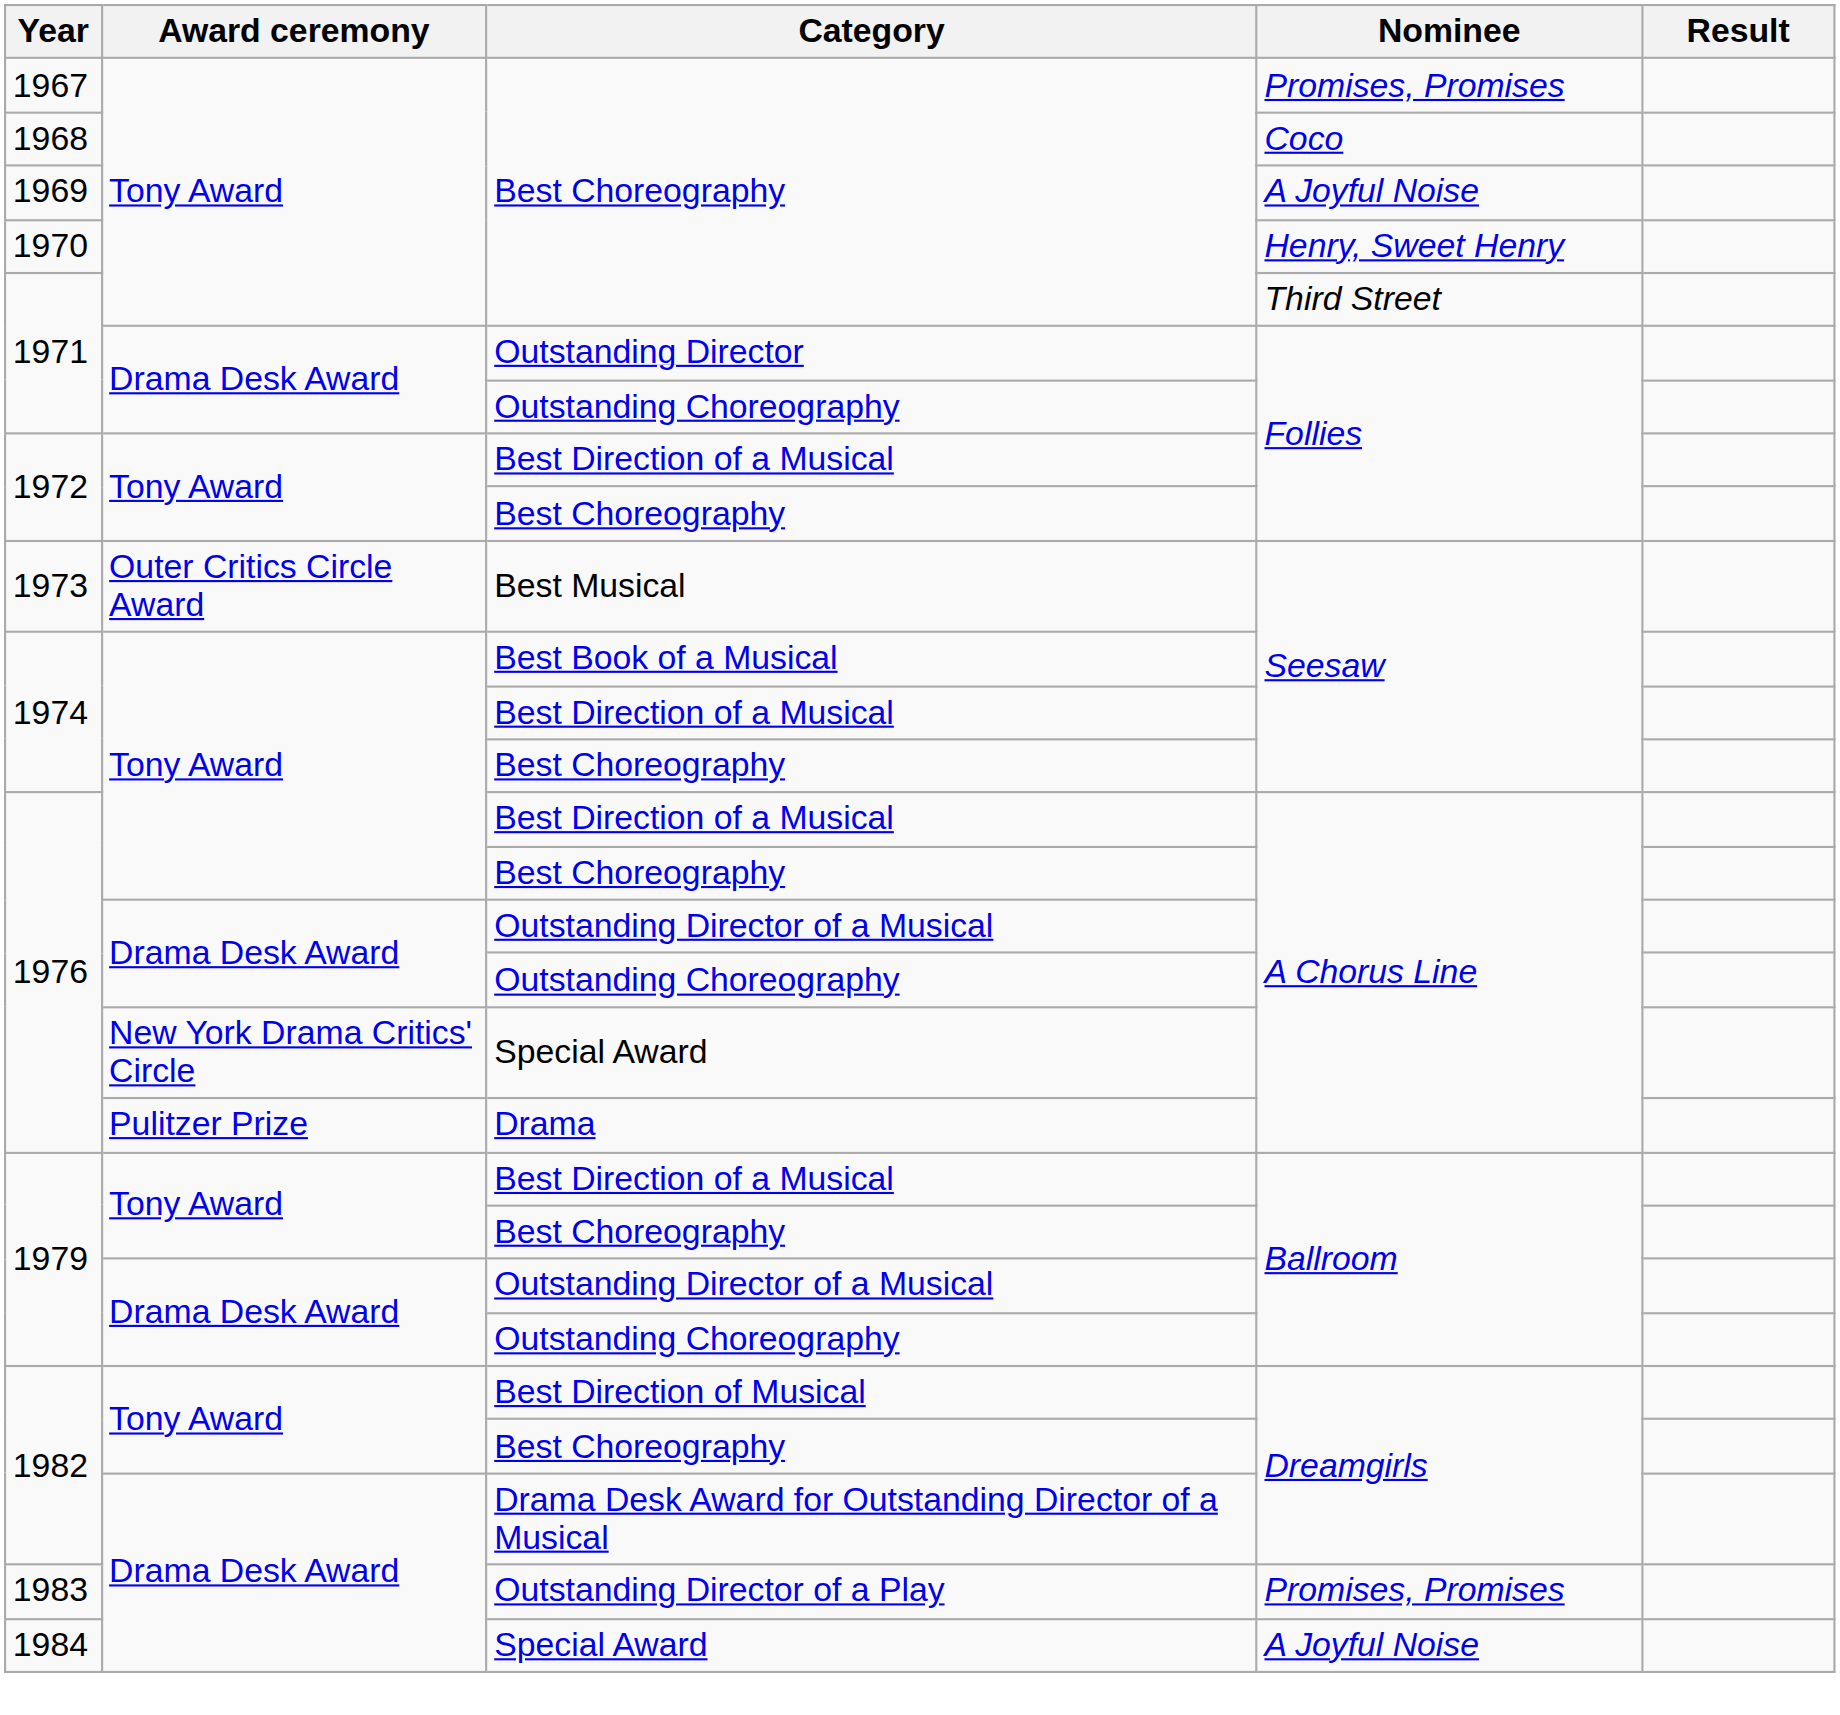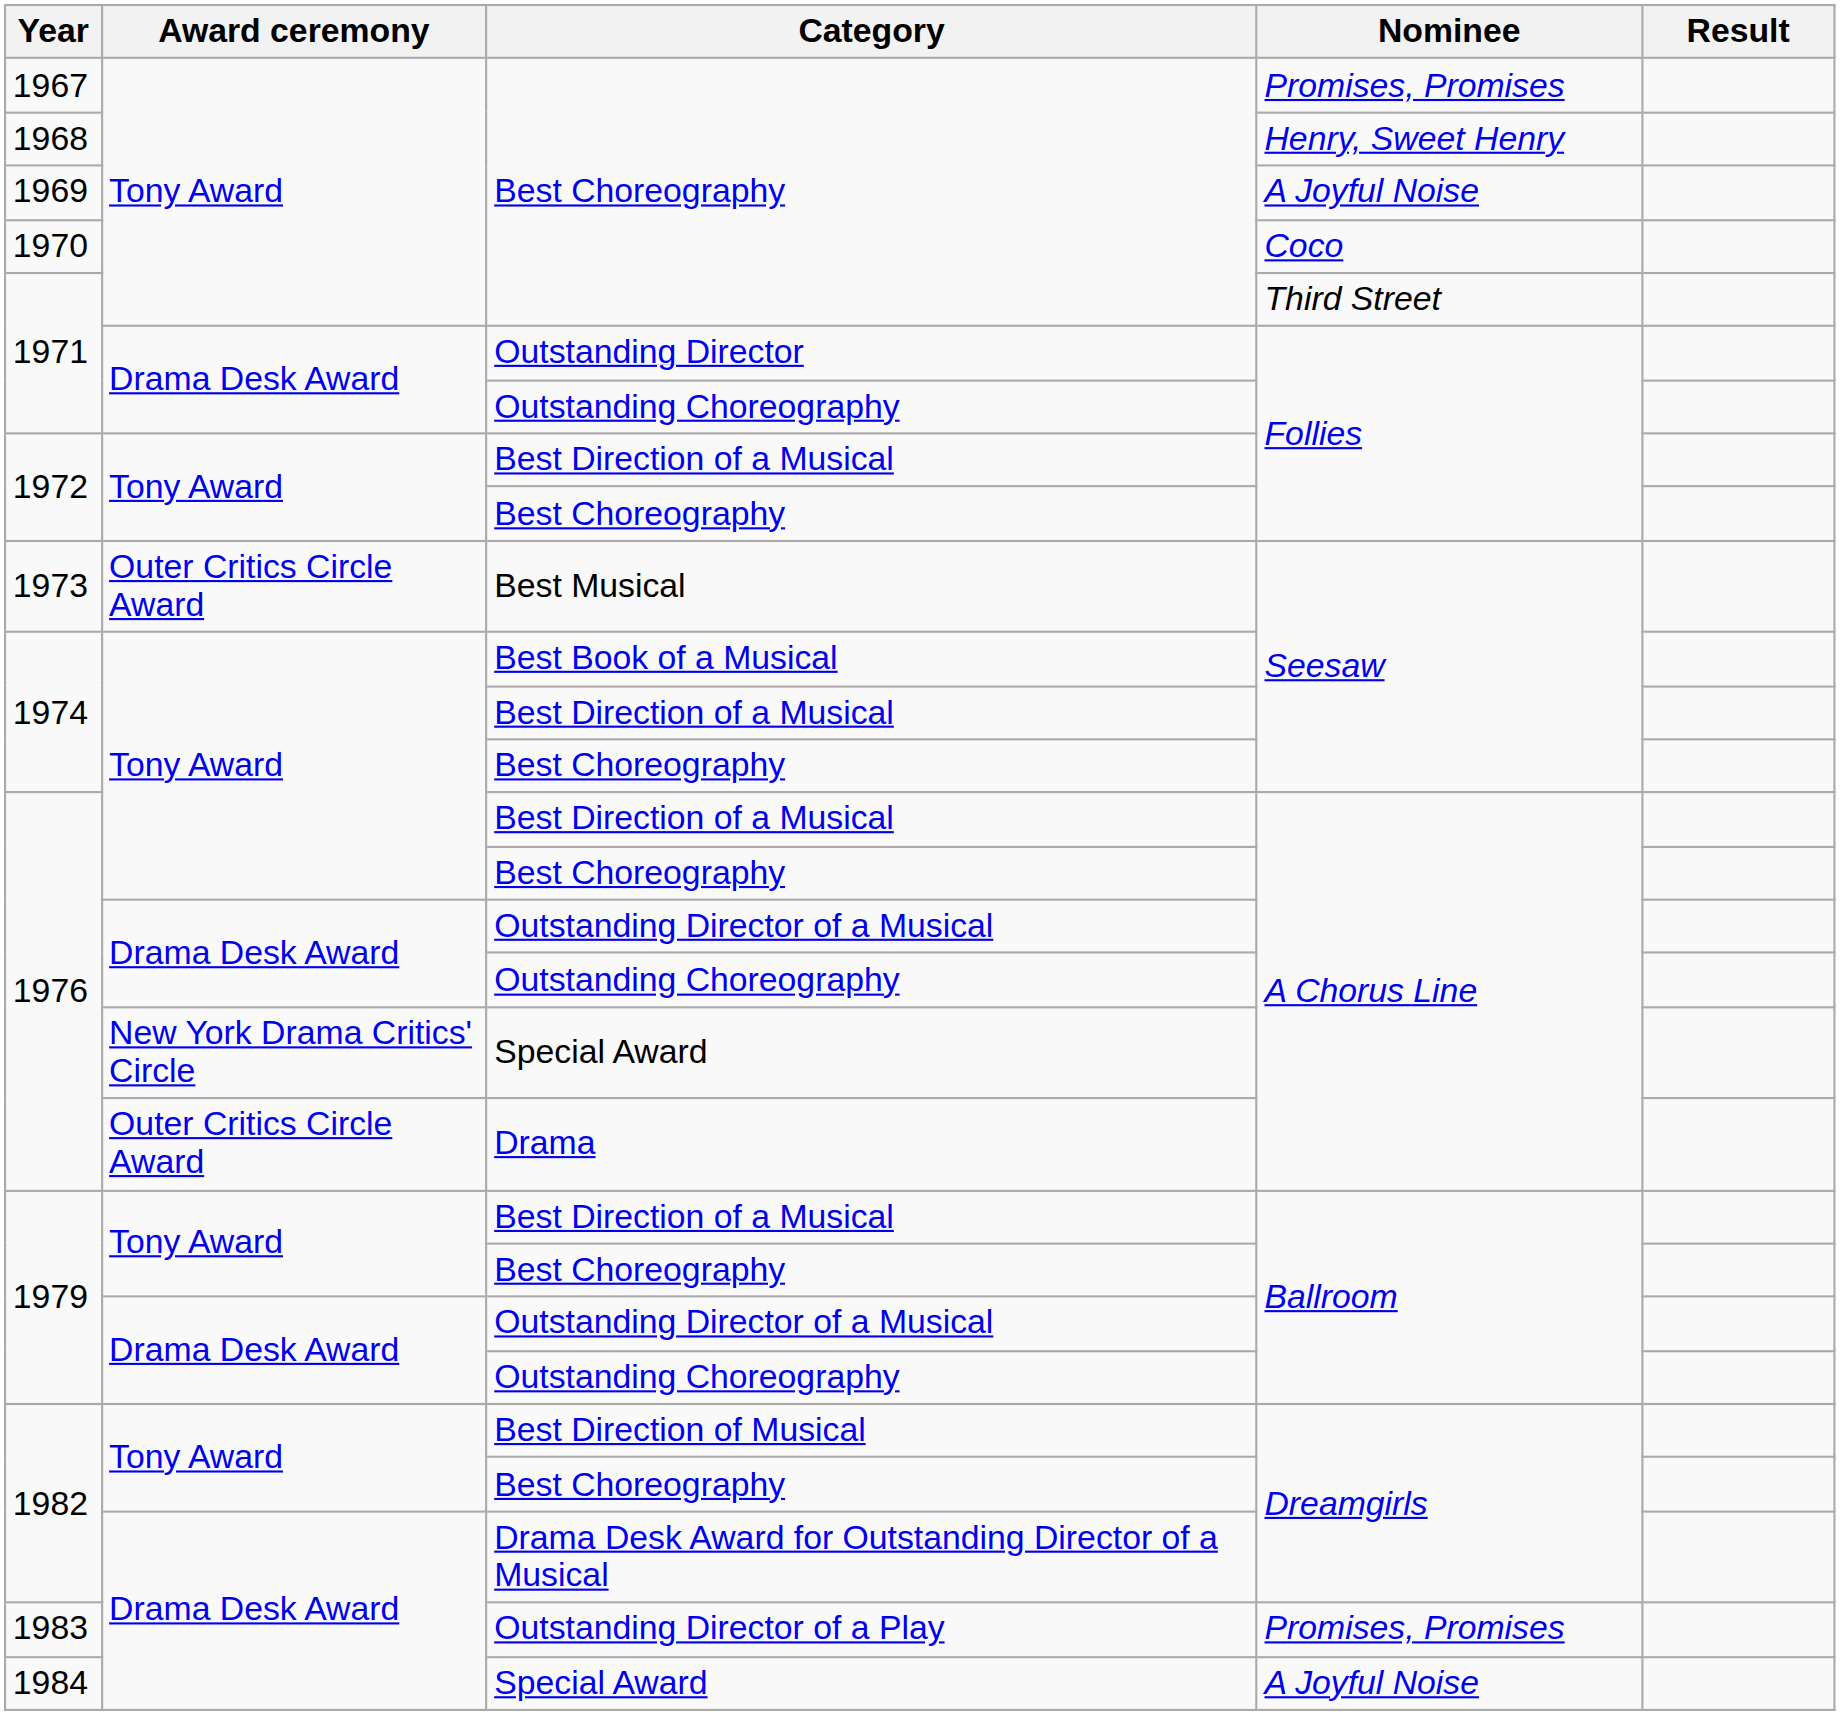(1304, 138) Coco -> (1414, 138) Henry, Sweet Henry
(1414, 245) Henry, Sweet Henry -> (1304, 245) Coco
(209, 1124) Pulitzer Prize -> (251, 1143) Outer Critics Circle Award
